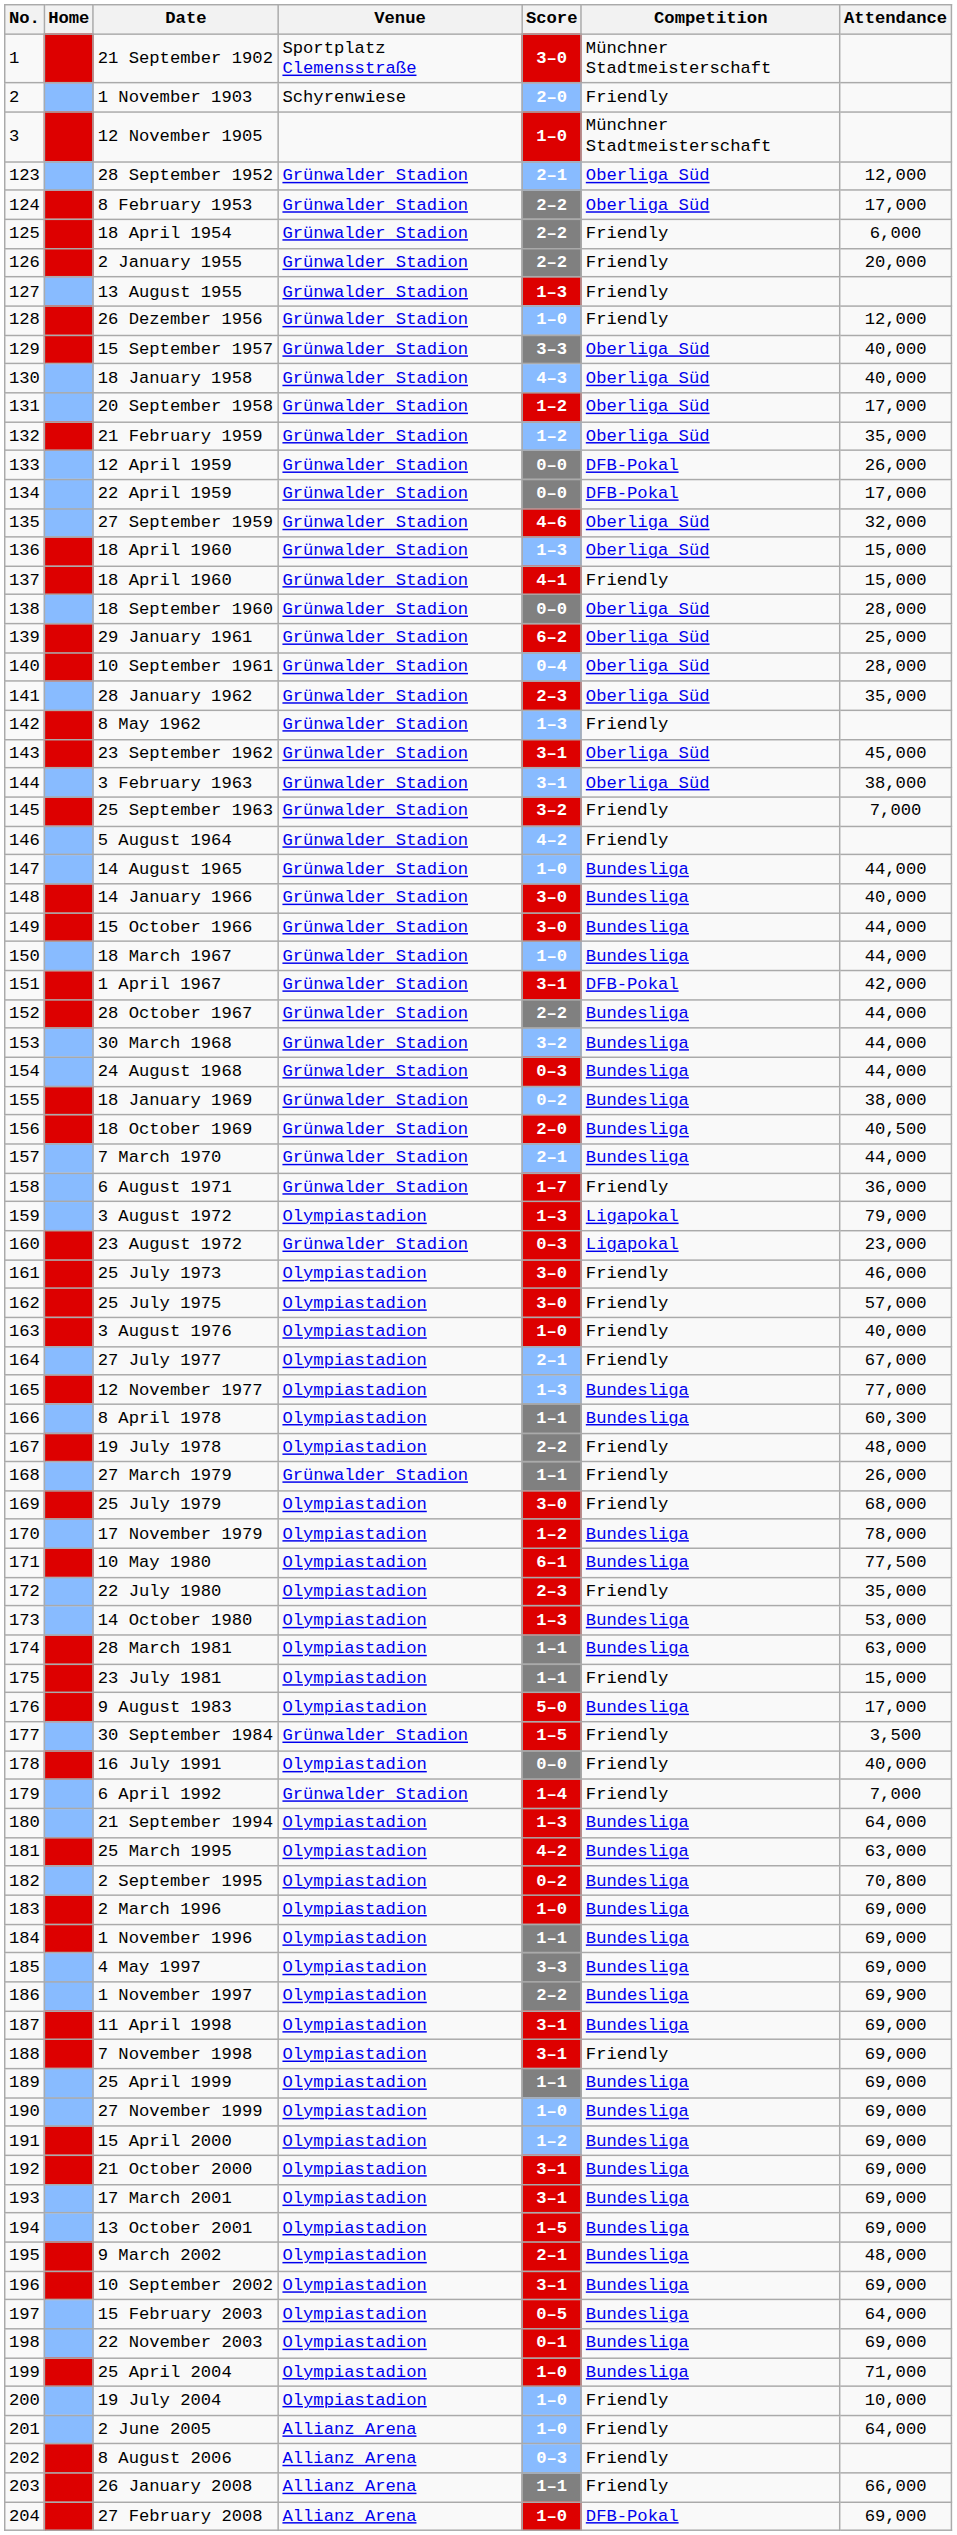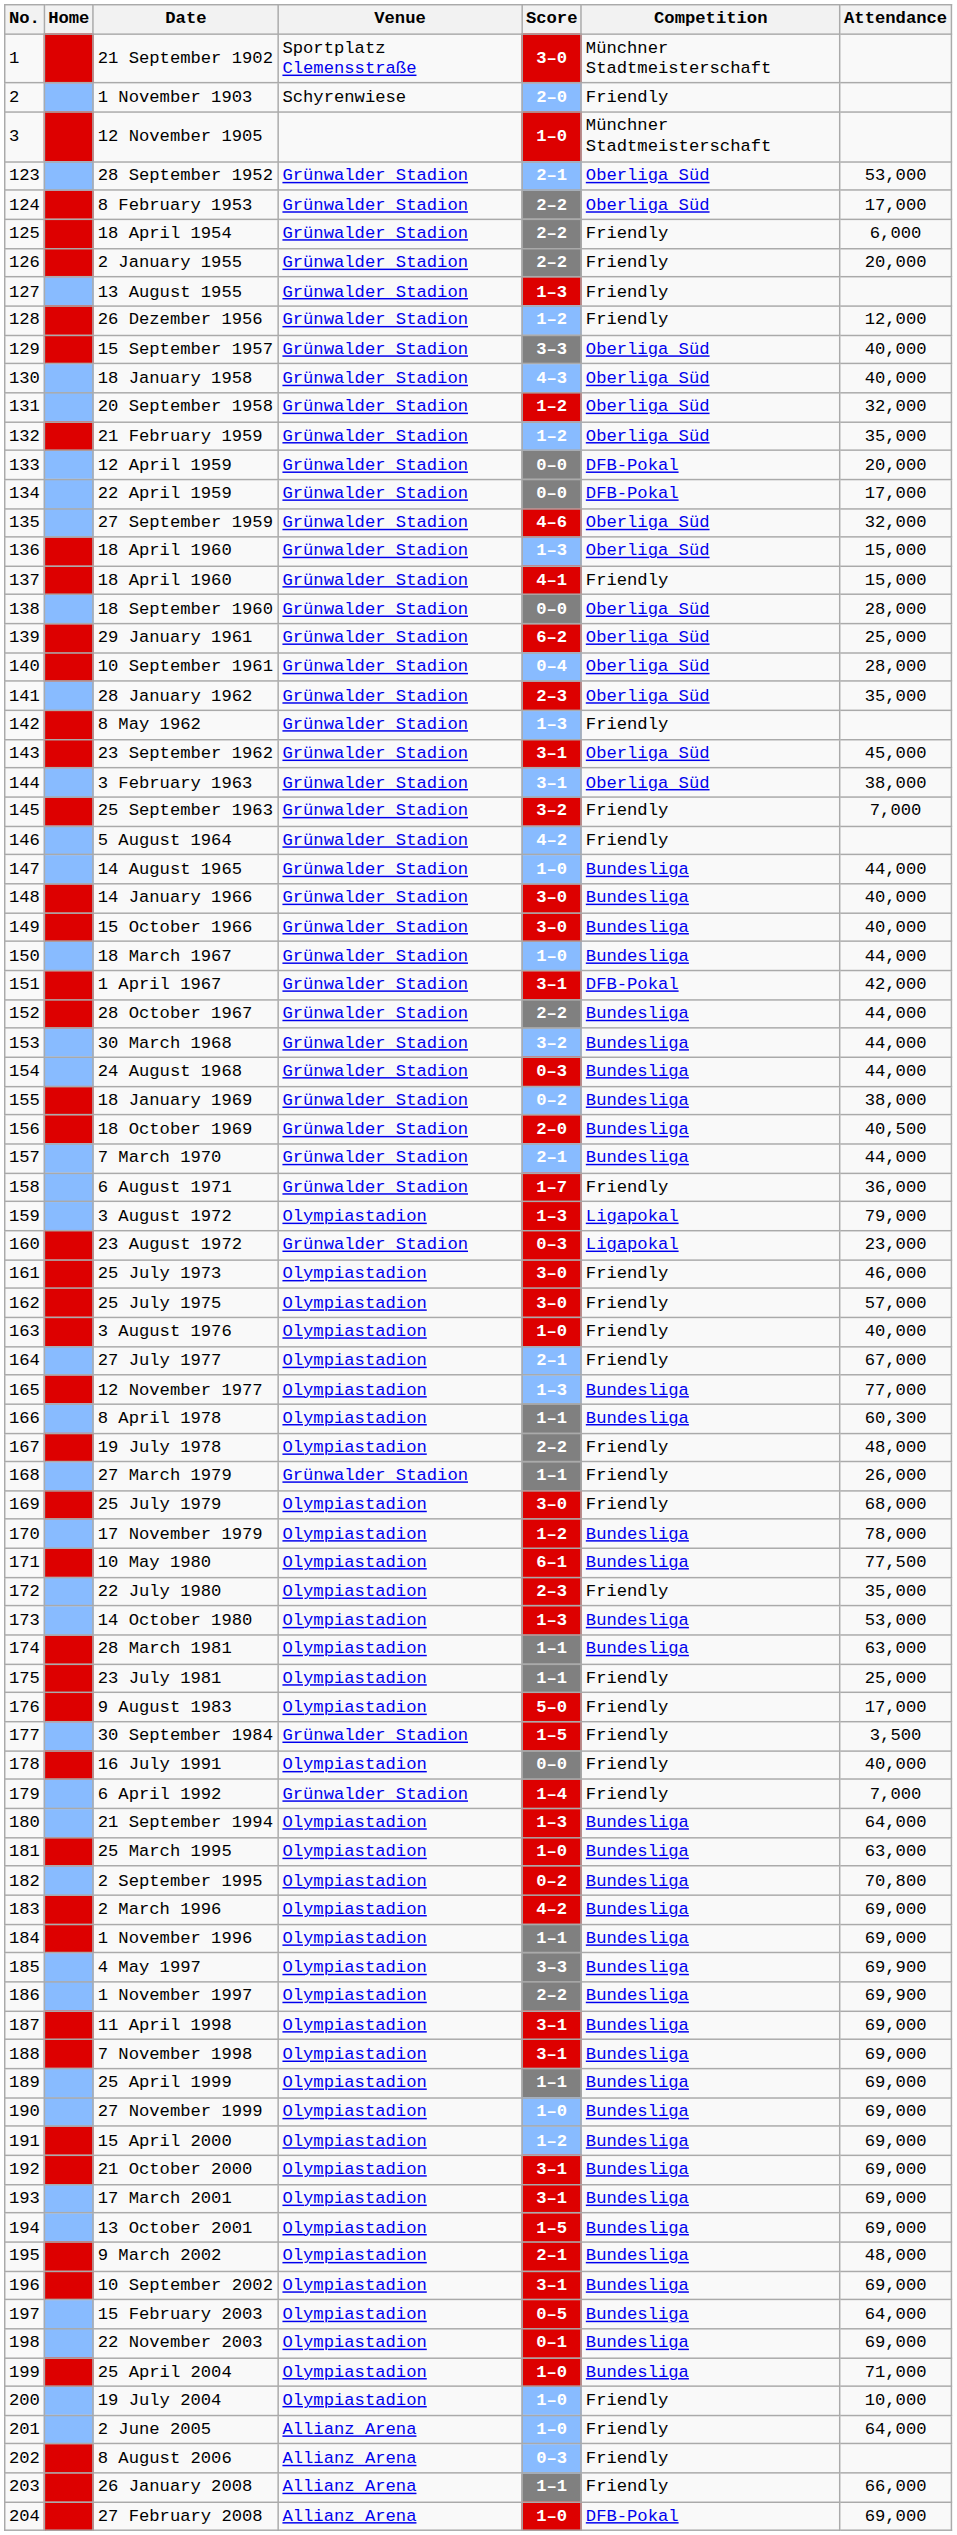(896, 176) 12,000 -> (896, 176) 53,000
(552, 320) 1–0 -> (552, 320) 1–2
(896, 407) 17,000 -> (896, 407) 32,000
(896, 465) 26,000 -> (896, 465) 20,000
(896, 927) 44,000 -> (896, 927) 40,000
(896, 1678) 15,000 -> (896, 1678) 25,000
(637, 1707) Bundesliga -> (627, 1707) Friendly
(552, 1852) 4–2 -> (552, 1852) 1–0
(552, 1909) 1–0 -> (552, 1909) 4–2
(896, 1967) 69,000 -> (896, 1967) 69,900
(627, 2054) Friendly -> (637, 2054) Bundesliga
